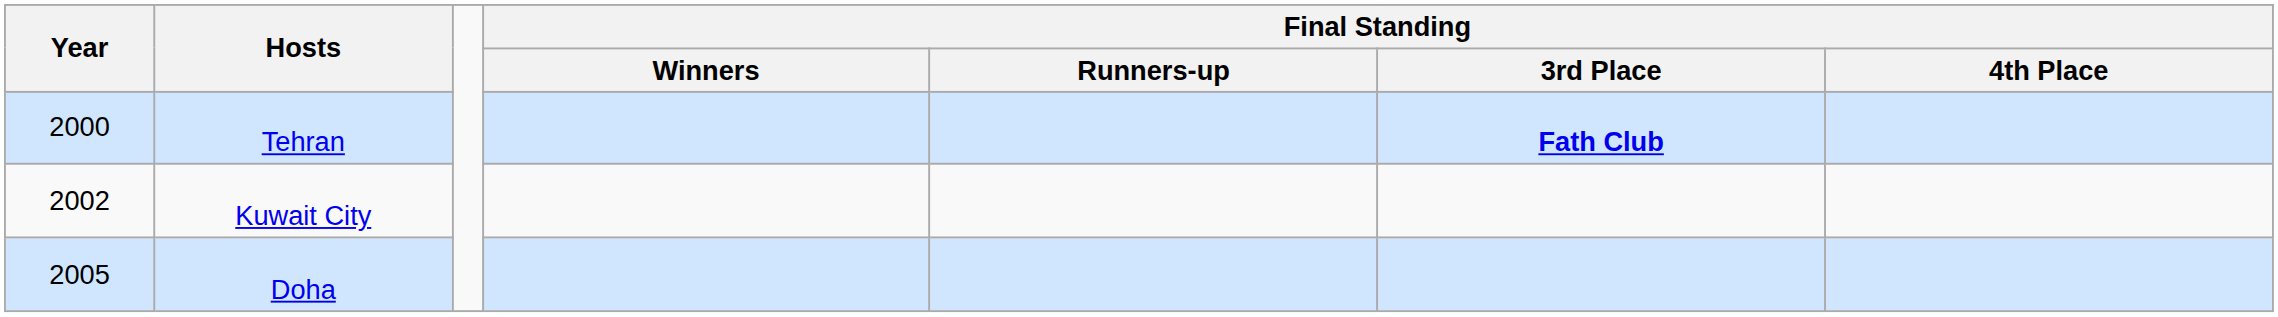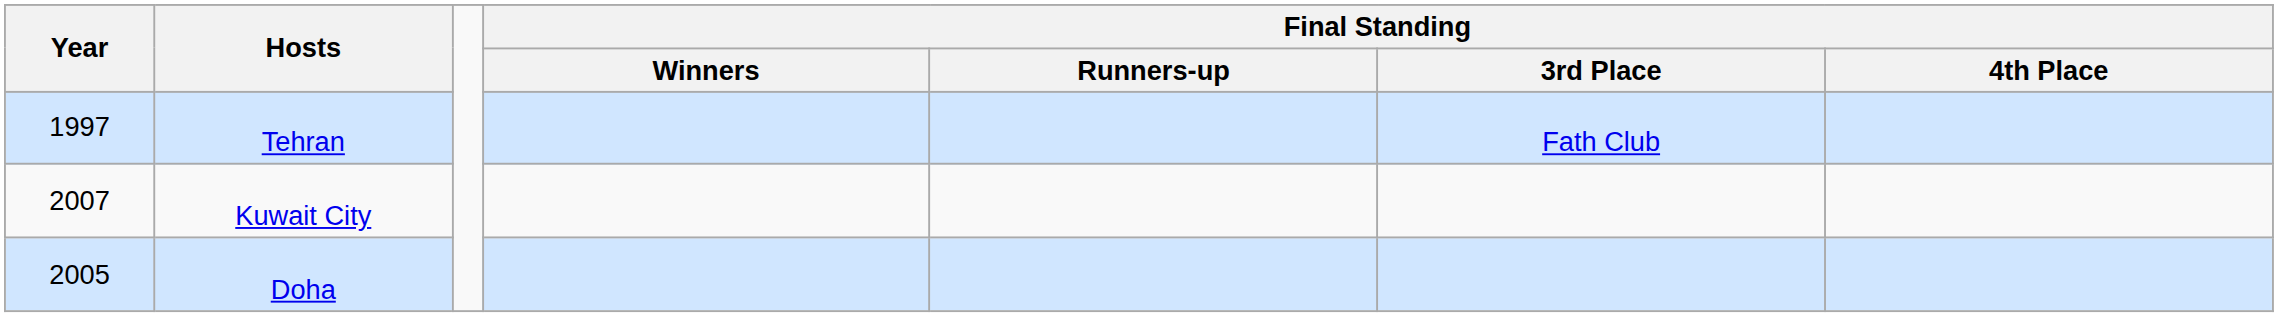(80, 128) 2000 -> (80, 128) 1997
(1601, 143) bold -> (1601, 143) normal
(80, 201) 2002 -> (80, 201) 2007
